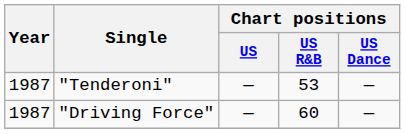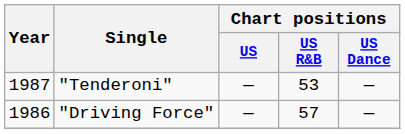(30, 114) 1987 -> (30, 114) 1986
(309, 114) 60 -> (309, 114) 57
